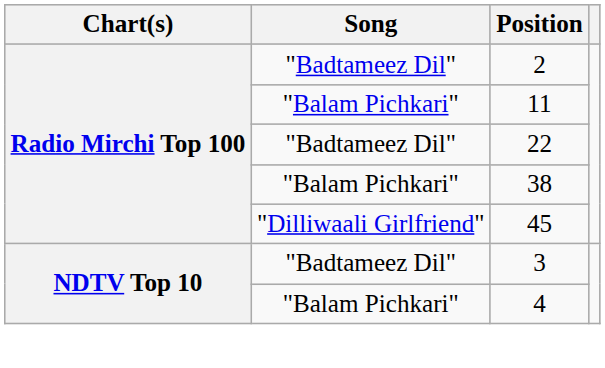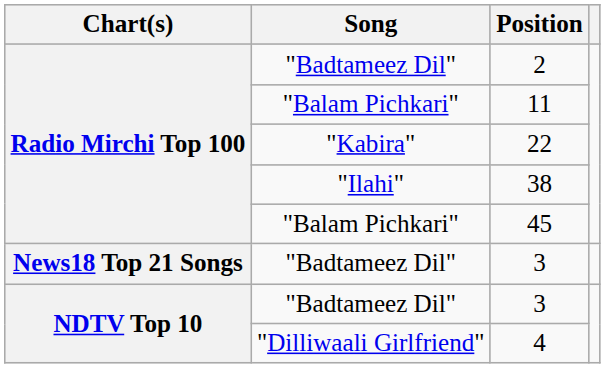(371, 143) "Badtameez Dil" -> (371, 143) "Kabira"
(371, 183) "Balam Pichkari" -> (371, 183) "Ilahi"
(371, 223) "Dilliwaali Girlfriend" -> (371, 223) "Balam Pichkari"
+ row: (128, 263)
(371, 303) "Balam Pichkari" -> (371, 343) "Dilliwaali Girlfriend"
